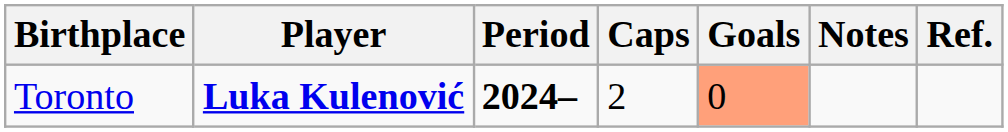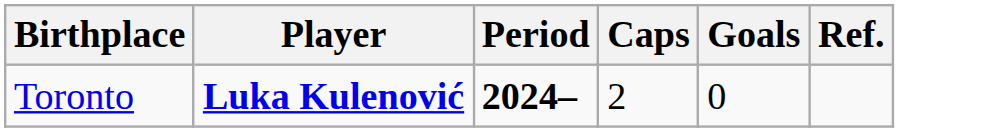- column: (863, 34)
(717, 95) lightsalmon background -> (717, 95) no background
